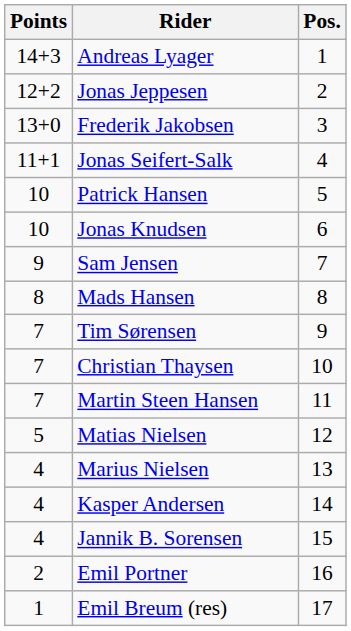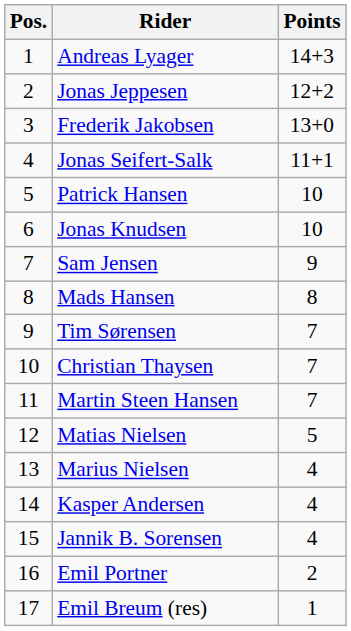columns swapped: (322, 21) <-> (39, 21)
